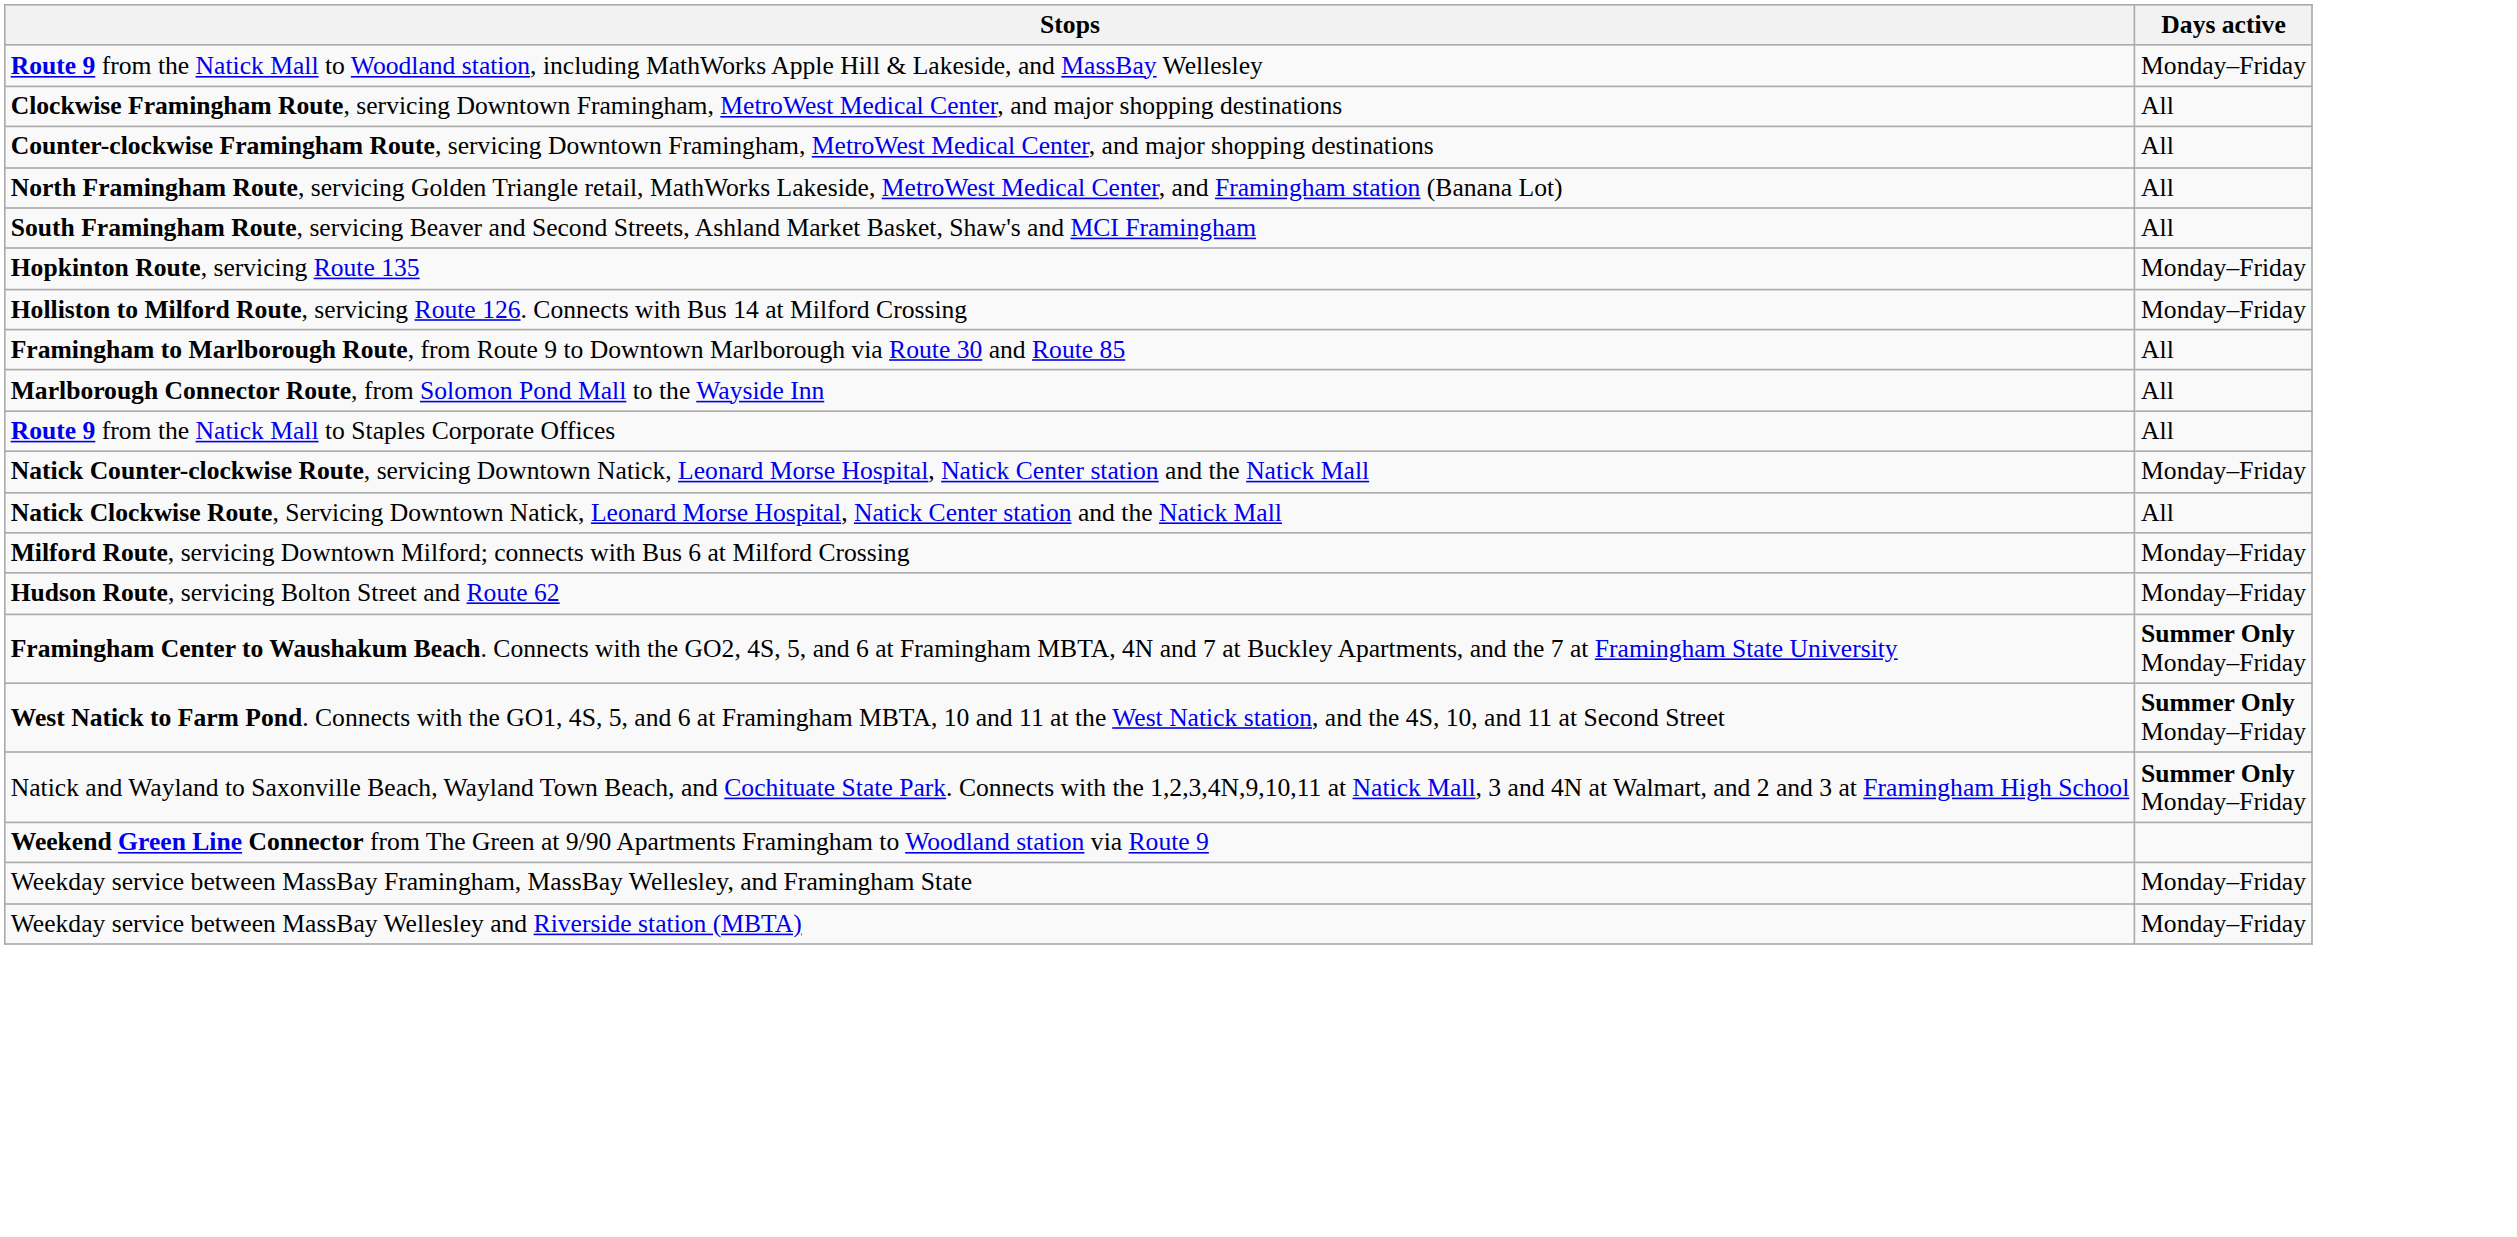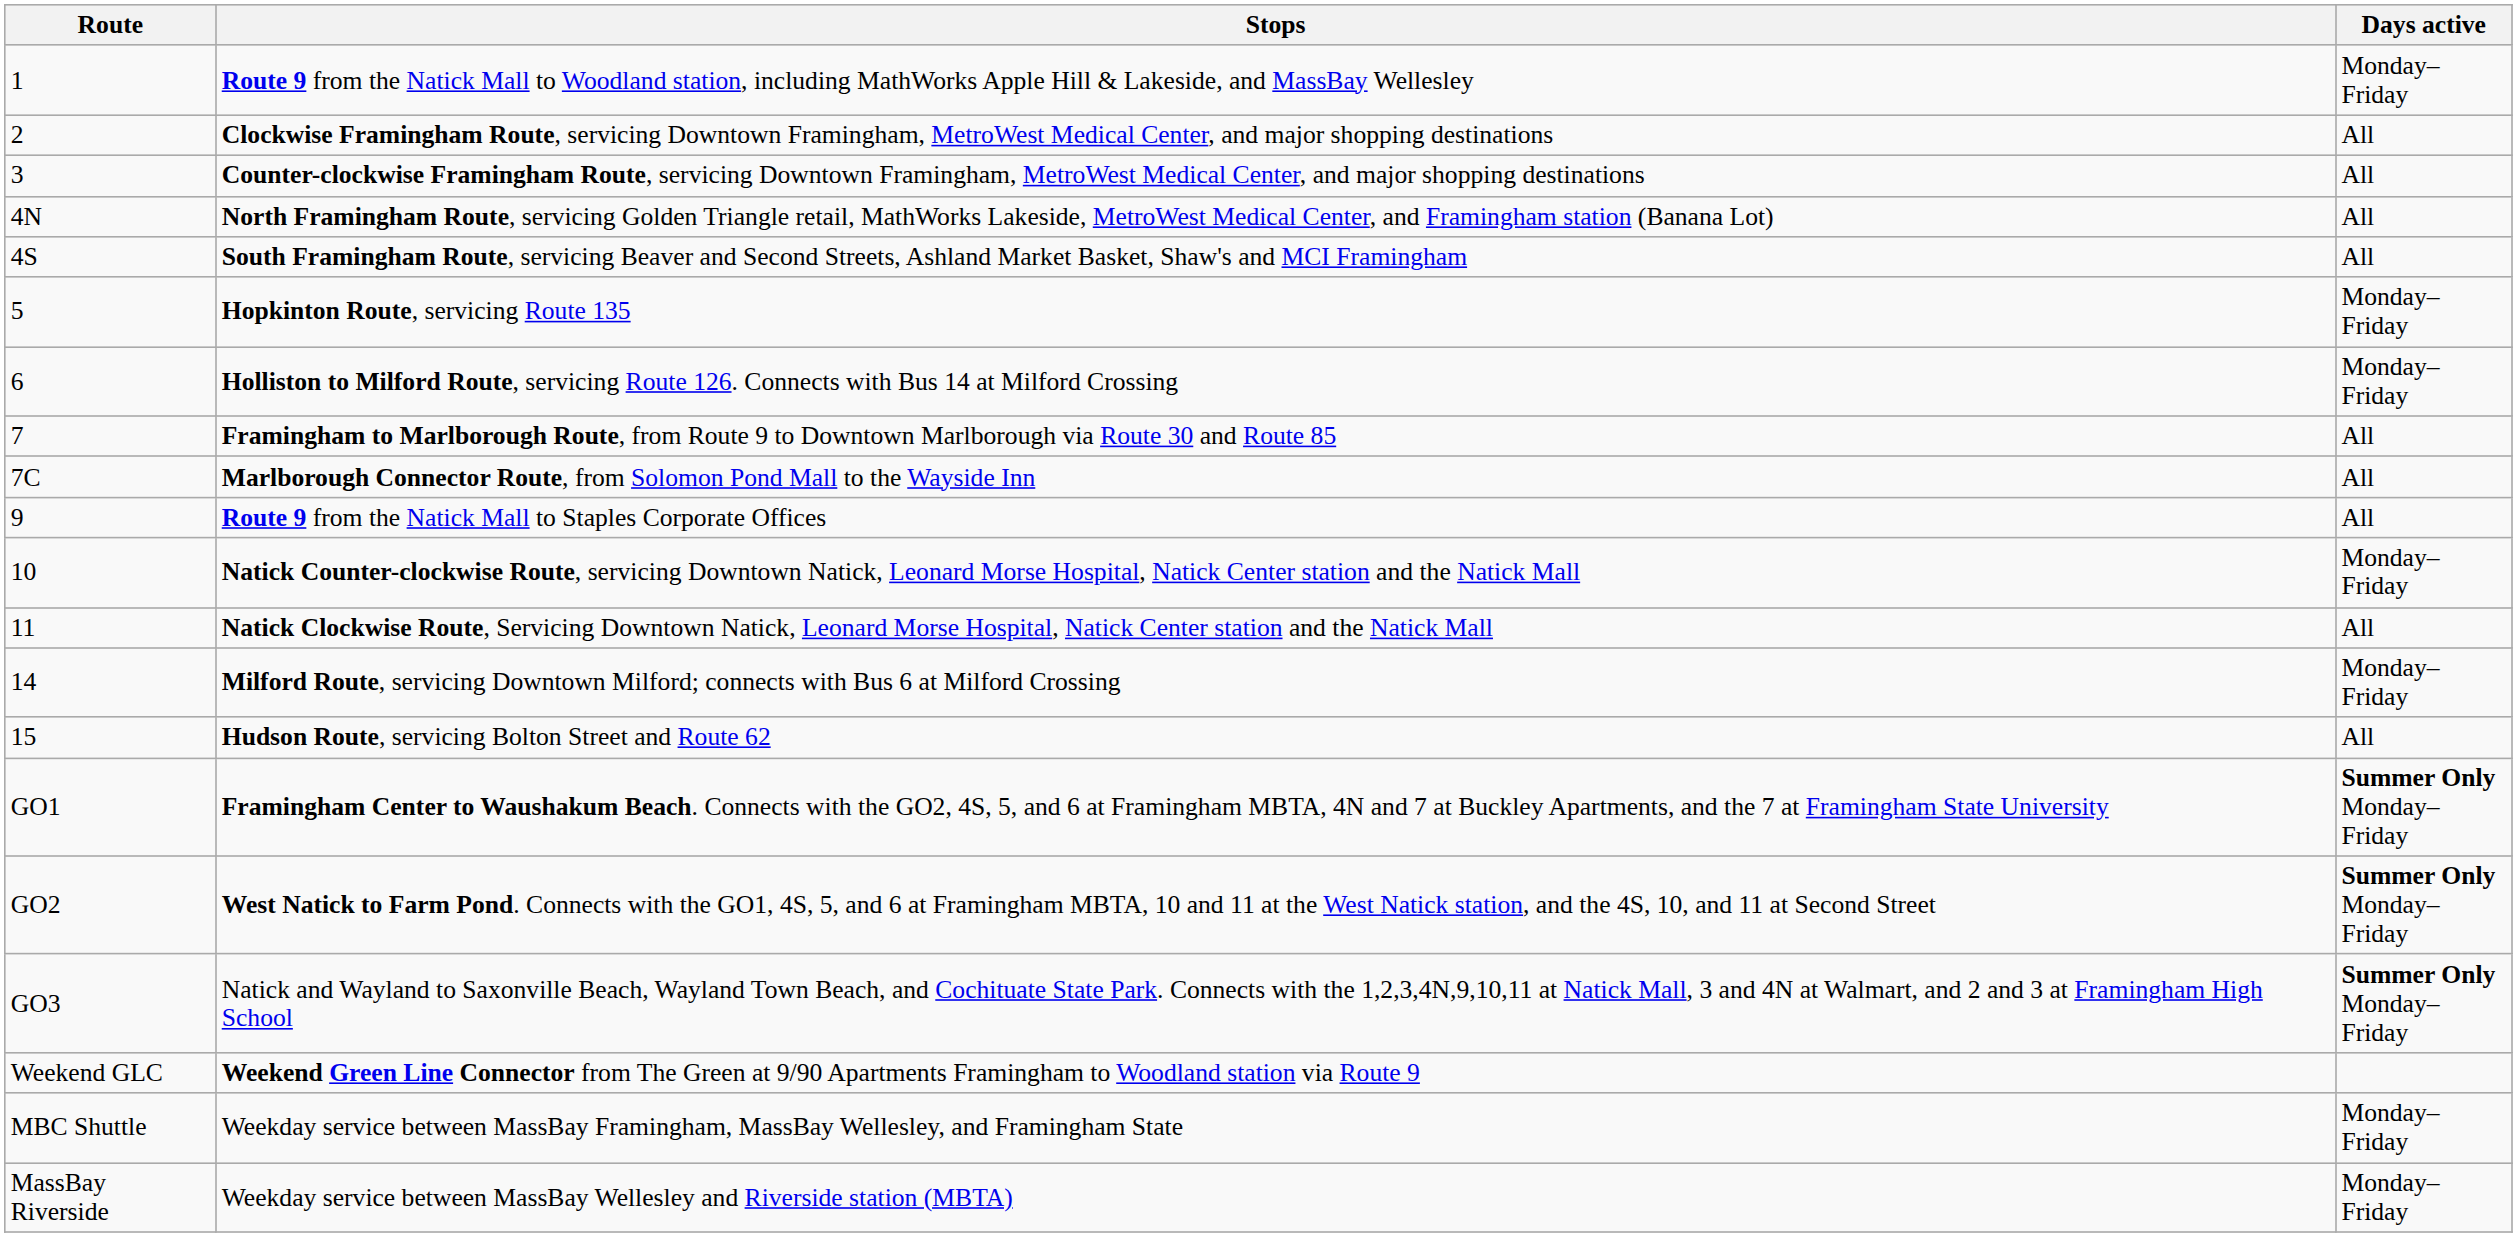+ column: (110, 24)
(2224, 593) Monday–Friday -> (2358, 737) All
